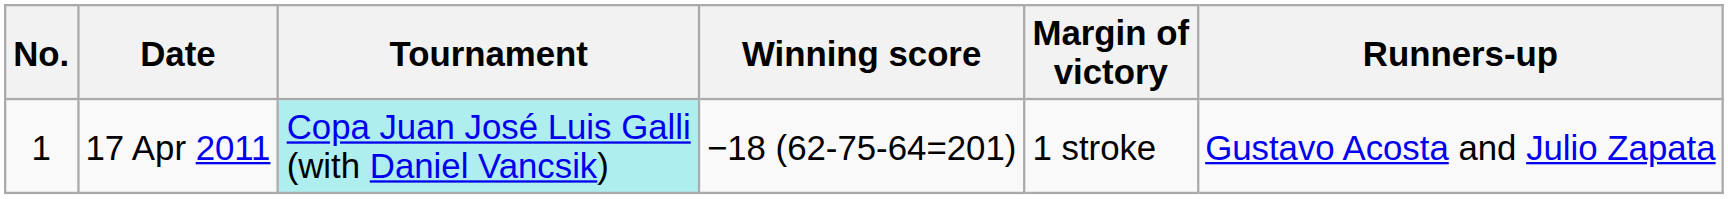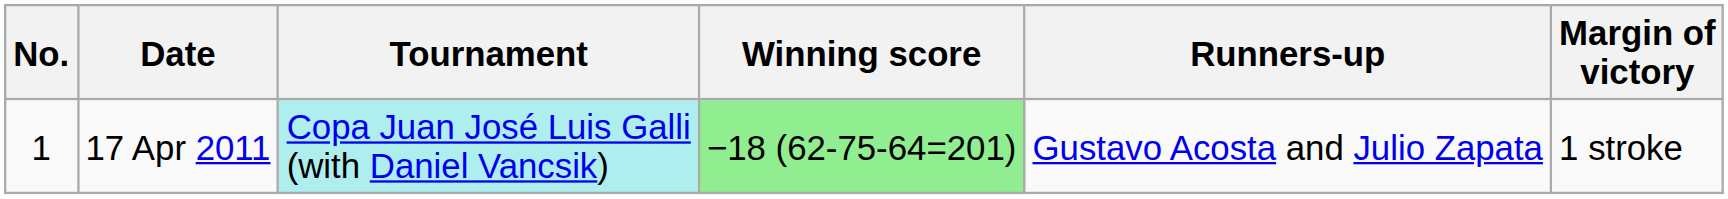columns swapped: (1111, 52) <-> (1460, 52)
(862, 146) no background -> (862, 146) lightgreen background
